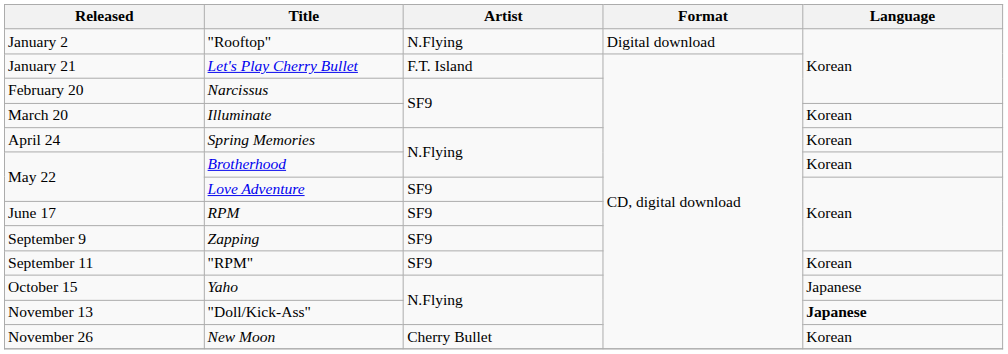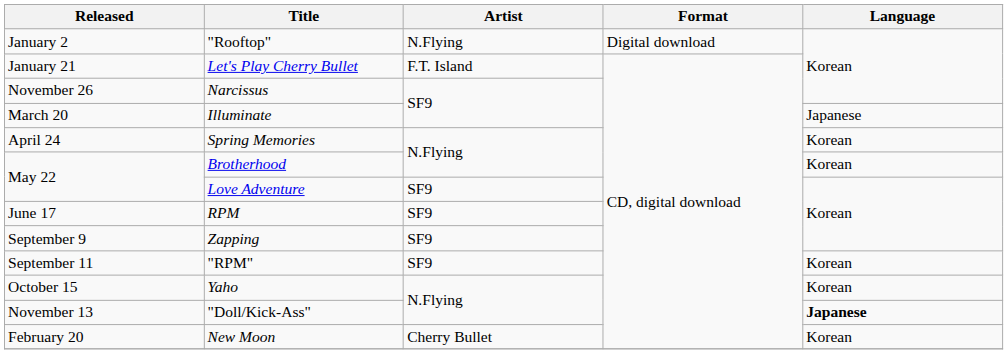(46, 90) February 20 -> (51, 90) November 26
(829, 115) Korean -> (834, 115) Japanese
(834, 287) Japanese -> (829, 287) Korean
(51, 336) November 26 -> (46, 336) February 20
